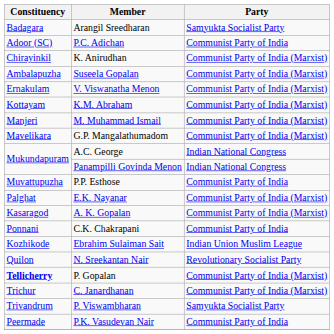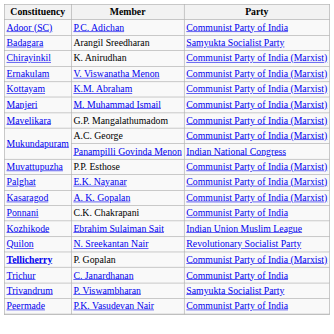rows swapped: (99, 43) <-> (111, 27)
- row: (106, 74)
(236, 151) Indian National Congress -> (257, 136) Communist Party of India (Marxist)
(237, 182) Communist Party of India -> (257, 167) Communist Party of India (Marxist)
(257, 290) Communist Party of India (Marxist) -> (237, 275) Communist Party of India
